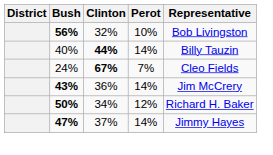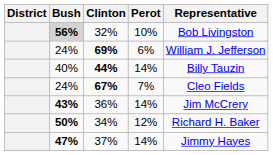(66, 31) no background -> (66, 31) lightgrey background
+ row: (106, 50)
